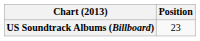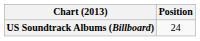(176, 28) 23 -> (176, 28) 24
